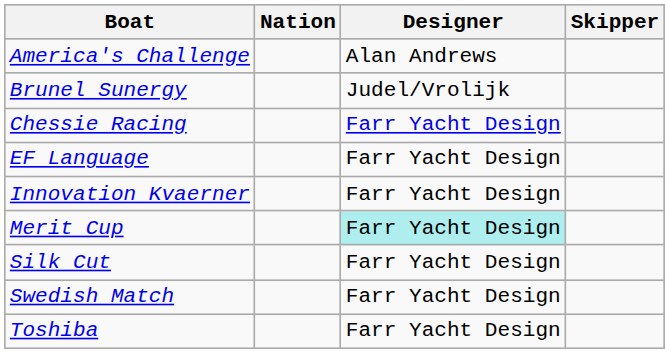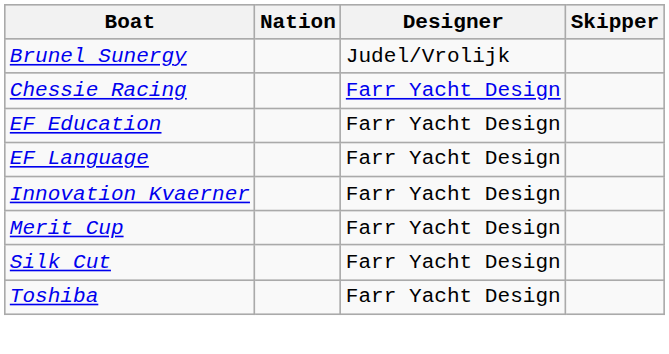- row: (130, 56)
+ row: (86, 125)
(453, 228) paleturquoise background -> (453, 228) no background
- row: (92, 297)
